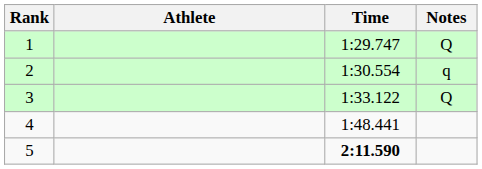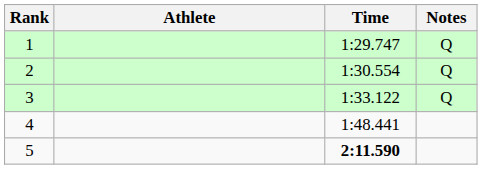(446, 71) q -> (446, 71) Q
